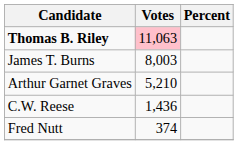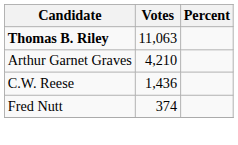(158, 38) pink background -> (158, 38) no background
- row: (51, 60)
(161, 83) 5,210 -> (161, 60) 4,210
